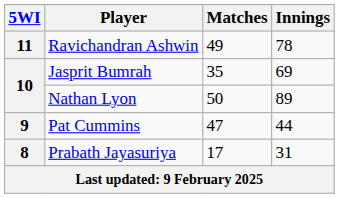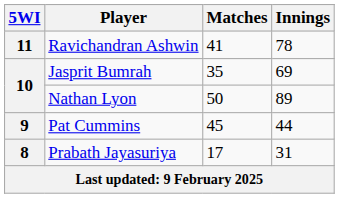(215, 44) 49 -> (215, 44) 41
(215, 125) 47 -> (215, 125) 45
